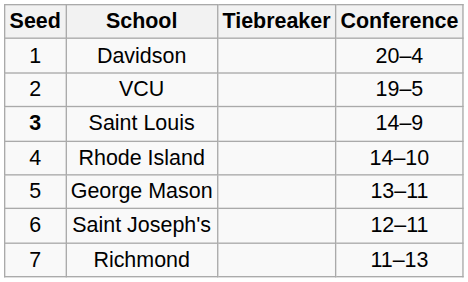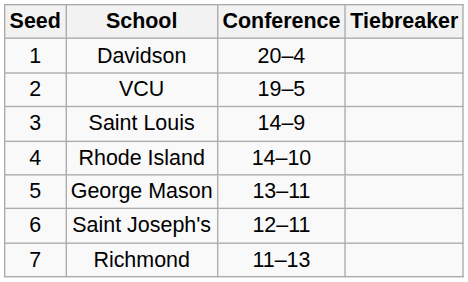columns swapped: (399, 21) <-> (277, 21)
(35, 123) bold -> (35, 123) normal
